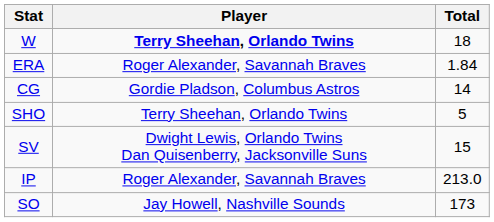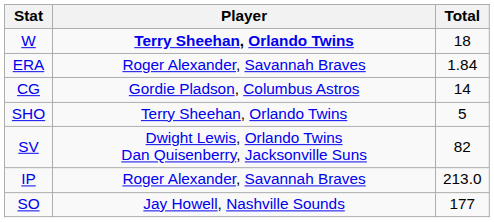(462, 147) 15 -> (462, 147) 82
(462, 204) 173 -> (462, 204) 177
